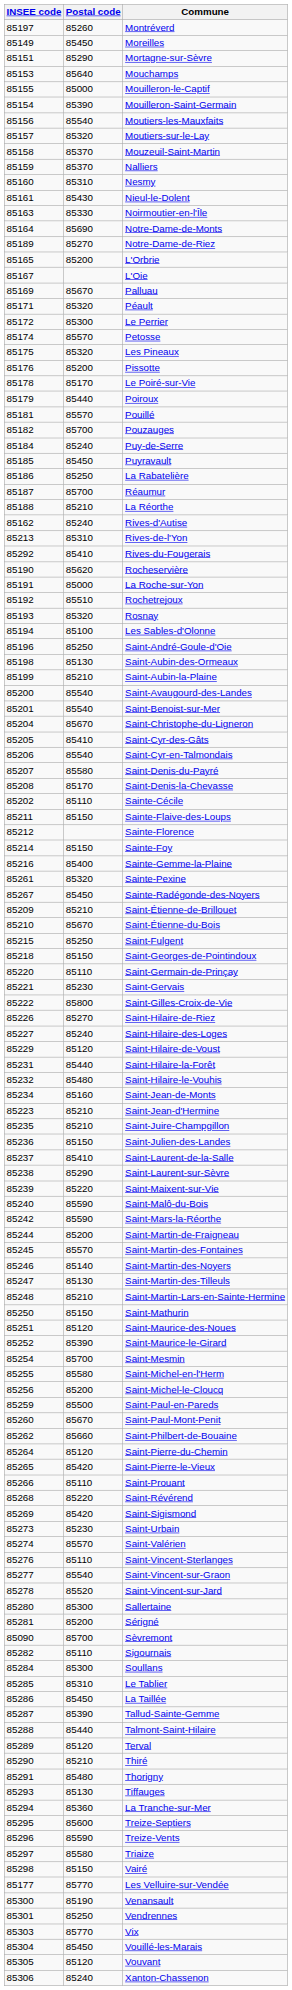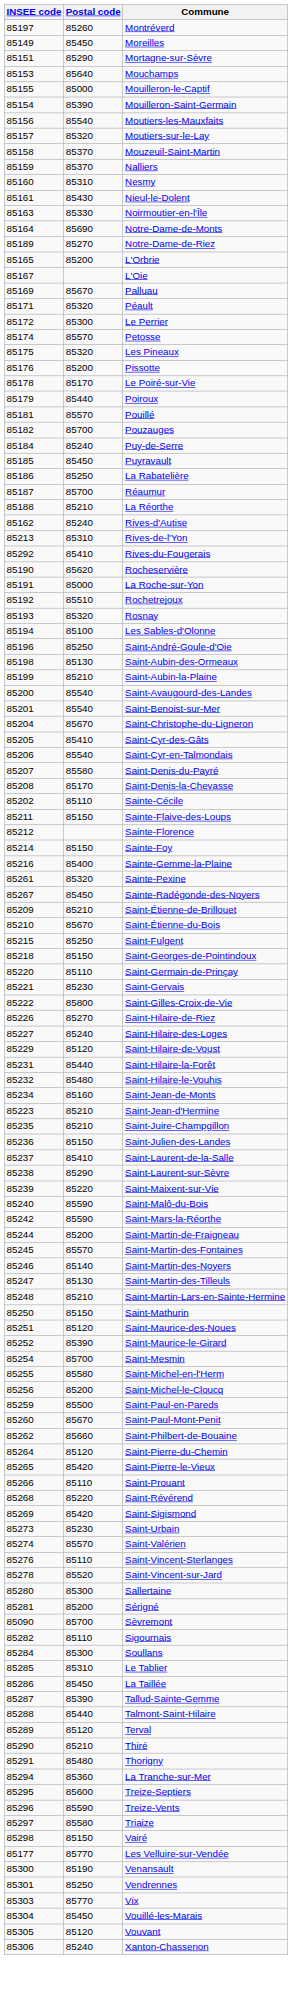- row: (178, 1575)
- row: (145, 1792)
